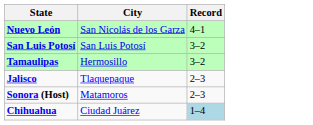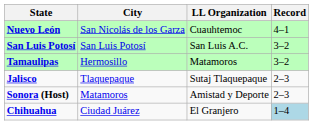+ column: (229, 12)
